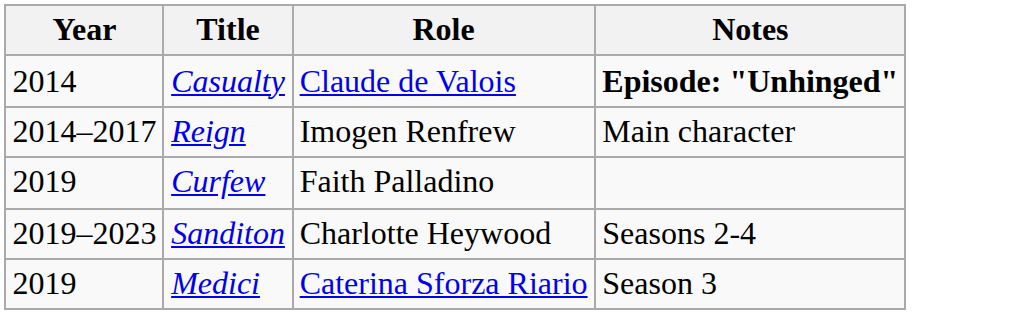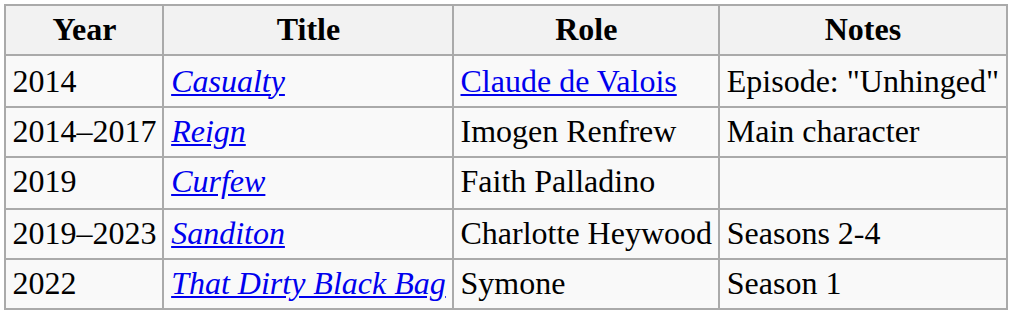(750, 80) bold -> (863, 80) normal
- row: (216, 283)
+ row: (308, 283)
